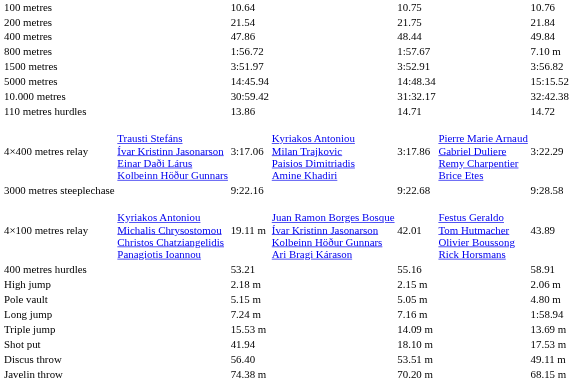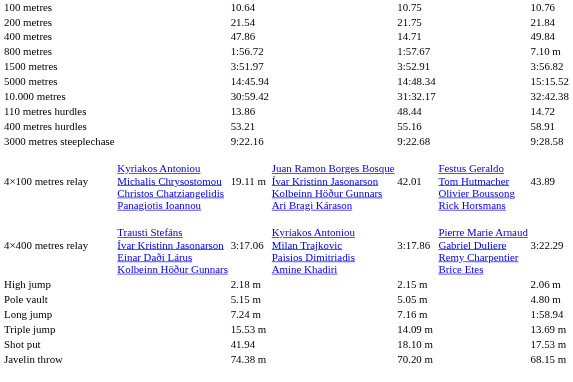(410, 37) 48.44 -> (410, 37) 14.71
(410, 112) 14.71 -> (410, 112) 48.44
rows swapped: (45, 269) <-> (46, 151)
- row: (33, 359)
